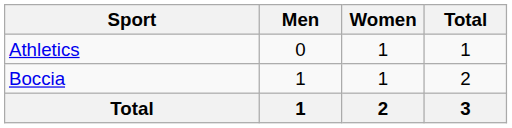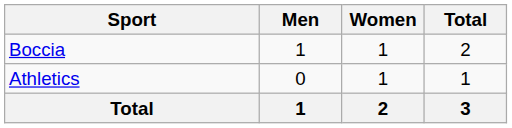rows swapped: (44, 49) <-> (37, 79)
